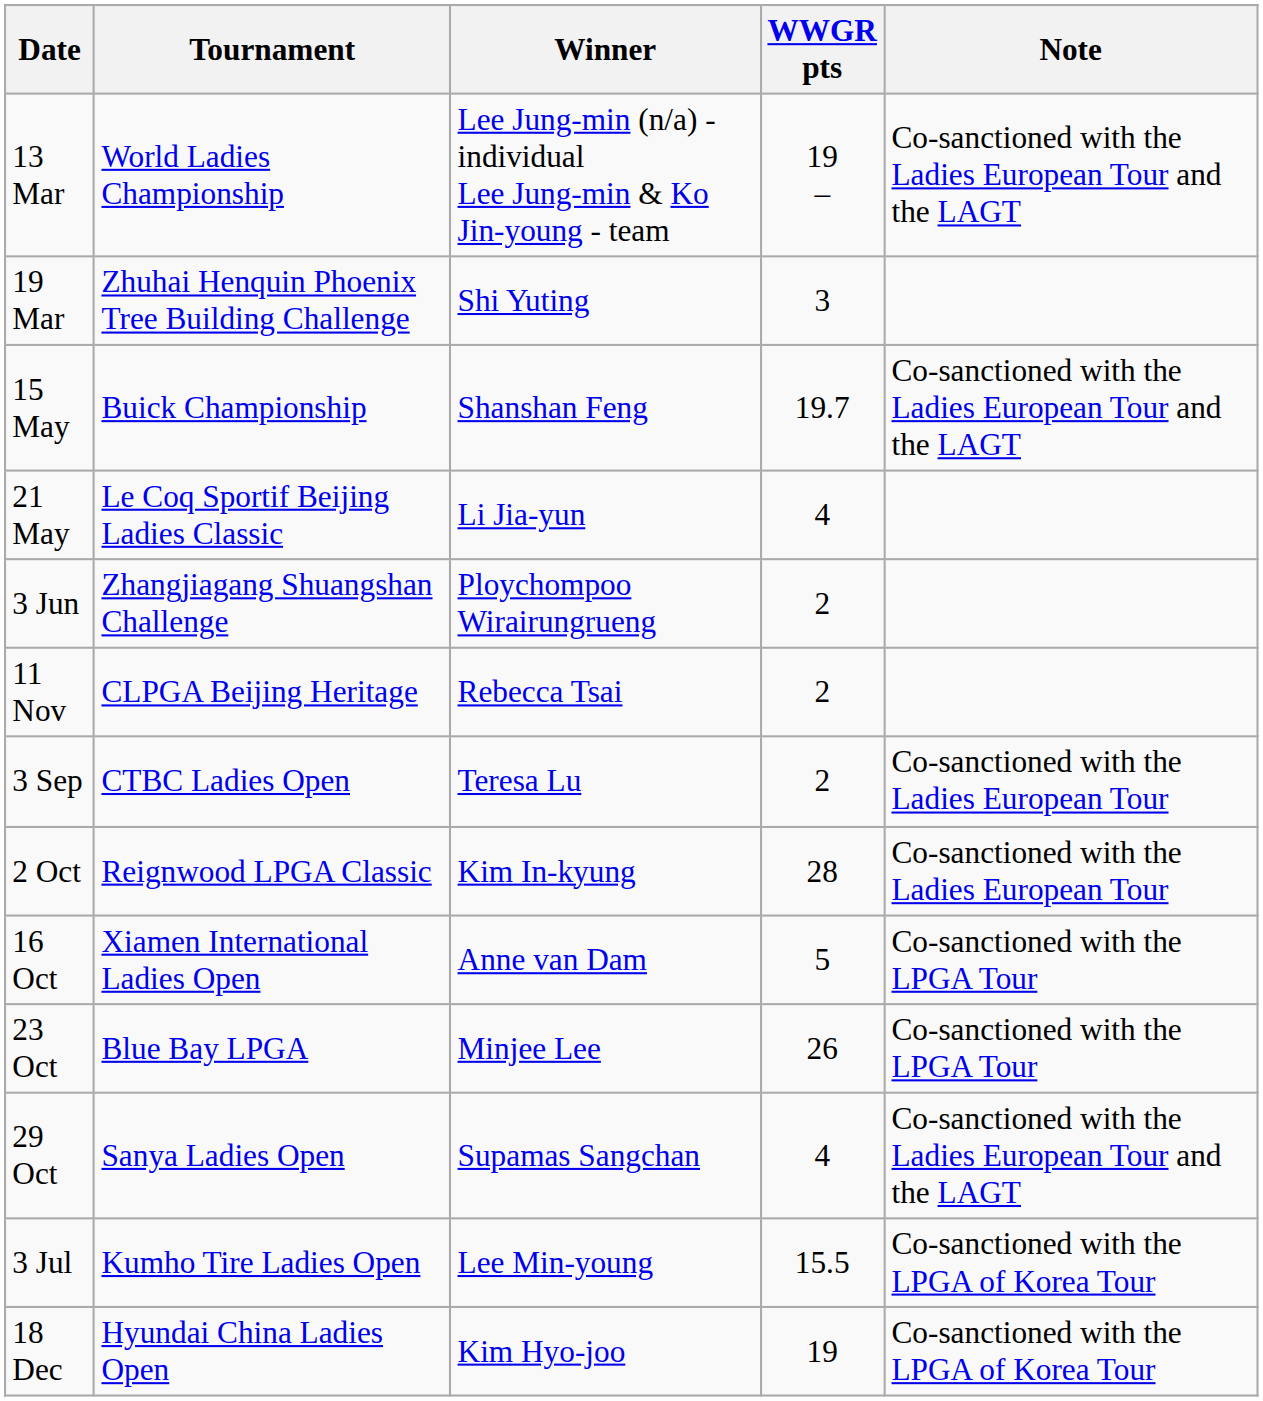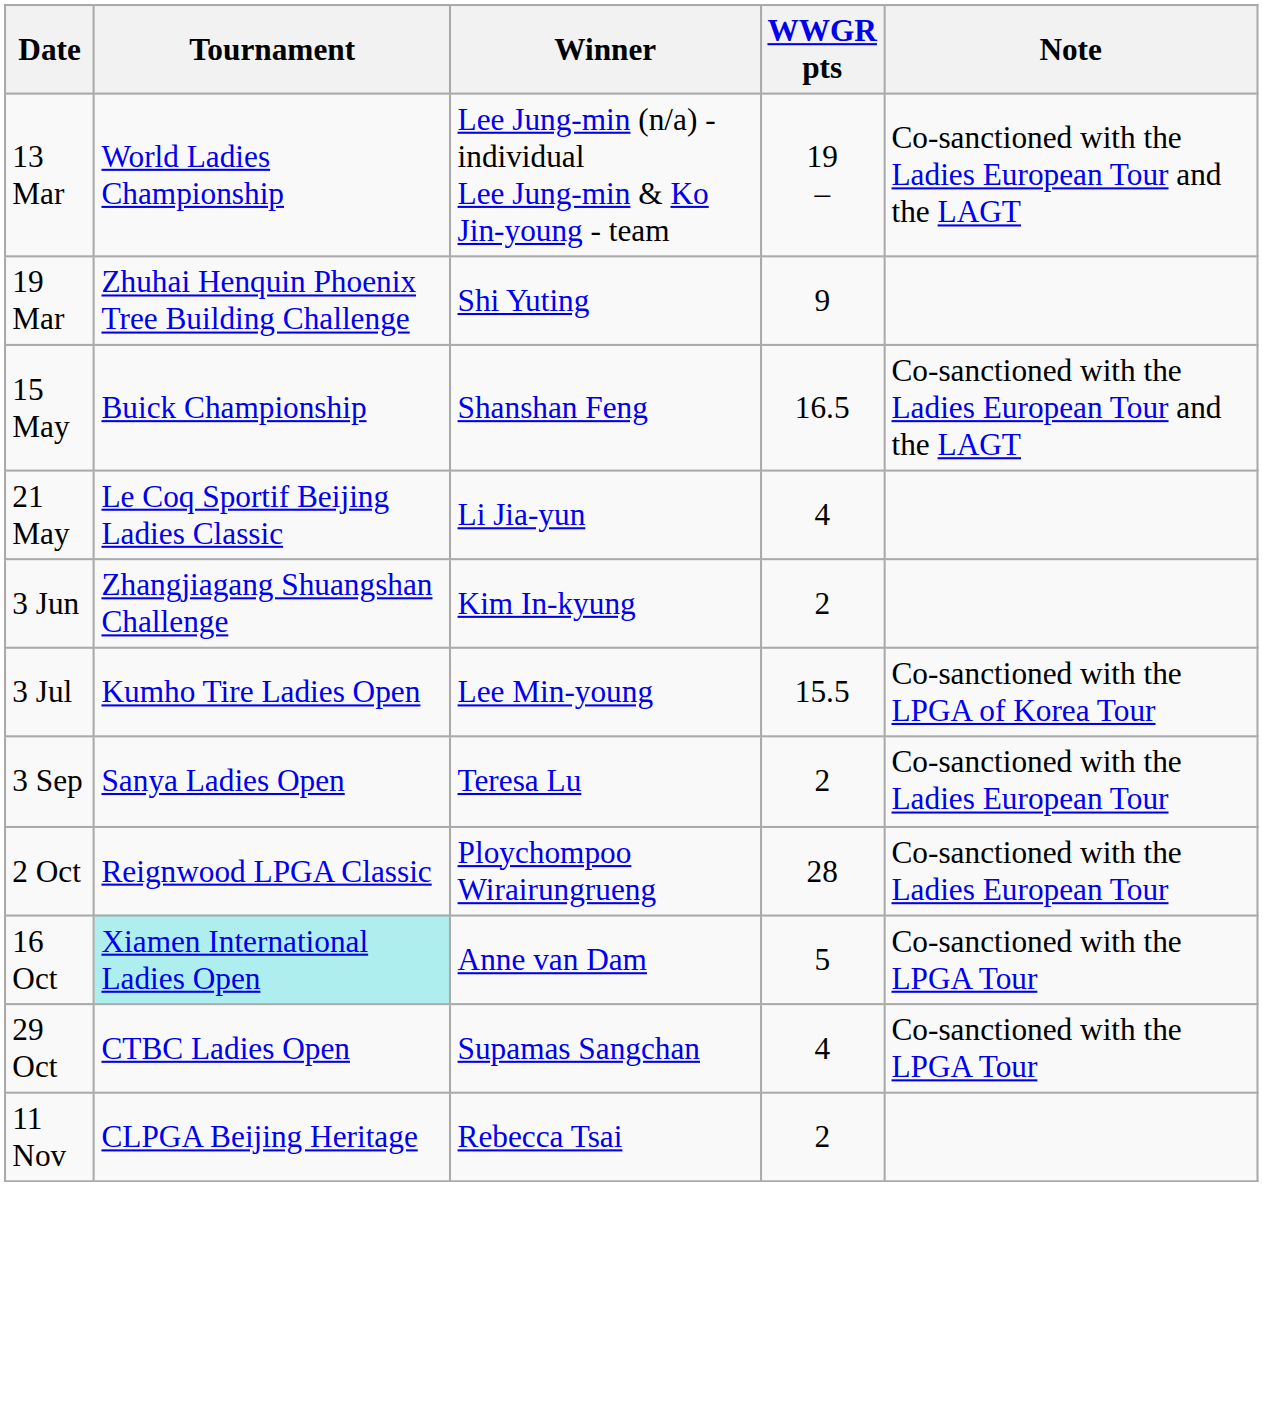(822, 300) 3 -> (822, 300) 9
(822, 407) 19.7 -> (822, 407) 16.5
(557, 603) Ploychompoo Wirairungrueng -> (547, 603) Kim In-kyung
rows swapped: (42, 1261) <-> (39, 692)
(226, 781) CTBC Ladies Open -> (223, 781) Sanya Ladies Open
(547, 869) Kim In-kyung -> (557, 869) Ploychompoo Wirairungrueng
(235, 958) no background -> (235, 958) paleturquoise background
- row: (35, 1047)
(223, 1154) Sanya Ladies Open -> (226, 1047) CTBC Ladies Open
(1057, 1154) Co-sanctioned with the Ladies European Tour and the LAGT -> (1037, 1047) Co-sanctioned with the LPGA Tour
- row: (37, 1350)
